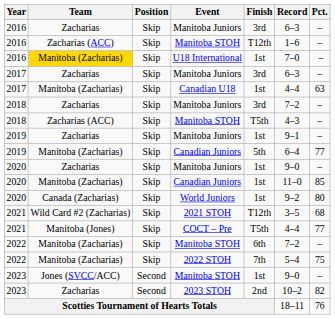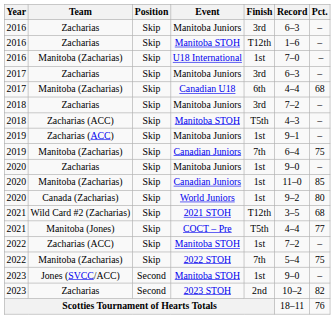(80, 43) Zacharias (ACC) -> (80, 43) Zacharias
(80, 58) gold background -> (80, 58) no background
(259, 89) 1st -> (259, 89) 6th
(320, 89) 63 -> (320, 89) 68
(80, 136) Zacharias -> (80, 136) Zacharias (ACC)
(259, 151) 5th -> (259, 151) 7th
(320, 151) 77 -> (320, 151) 75
(80, 244) Manitoba (Zacharias) -> (80, 244) Zacharias (ACC)
(259, 244) 6th -> (259, 244) 1st
